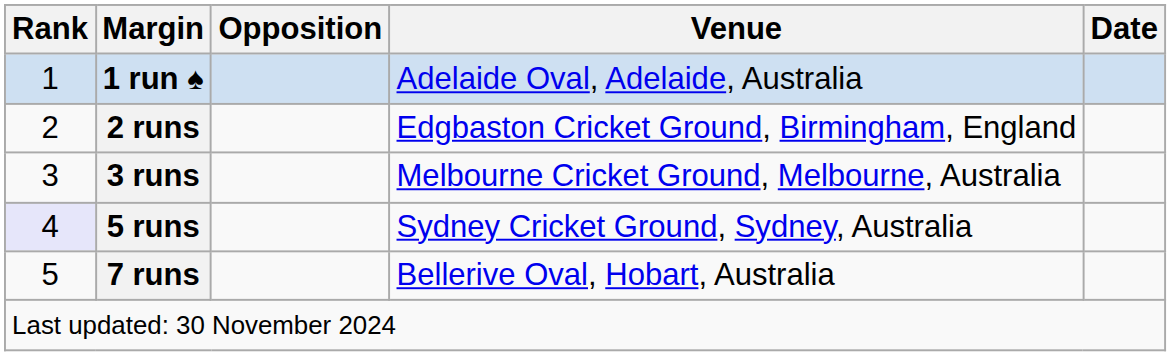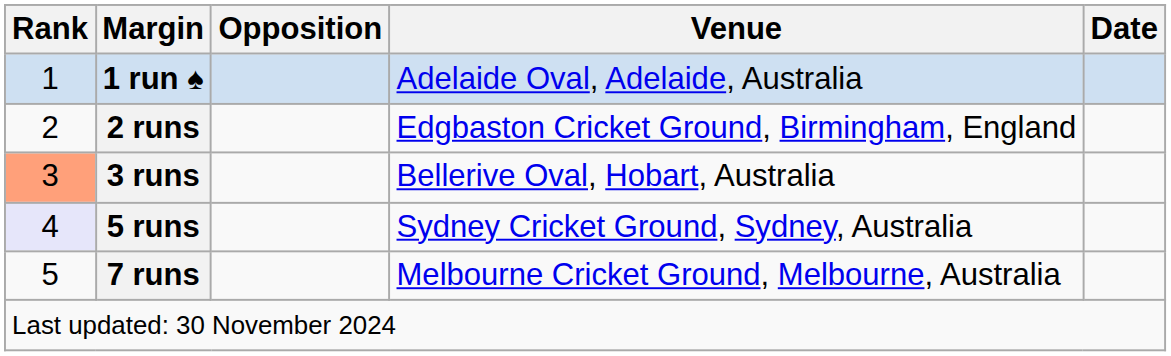(50, 176) no background -> (50, 176) lightsalmon background
(729, 176) Melbourne Cricket Ground, Melbourne, Australia -> (616, 176) Bellerive Oval, Hobart, Australia
(616, 275) Bellerive Oval, Hobart, Australia -> (729, 275) Melbourne Cricket Ground, Melbourne, Australia
